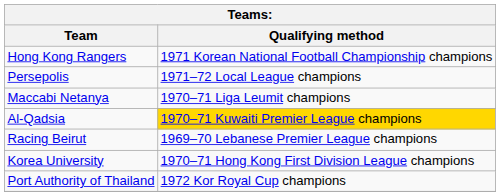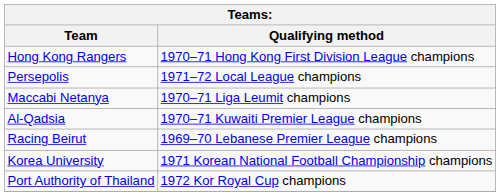(326, 56) 1971 Korean National Football Championship champions -> (317, 56) 1970–71 Hong Kong First Division League champions
(291, 118) gold background -> (291, 118) no background
(317, 160) 1970–71 Hong Kong First Division League champions -> (326, 160) 1971 Korean National Football Championship champions
